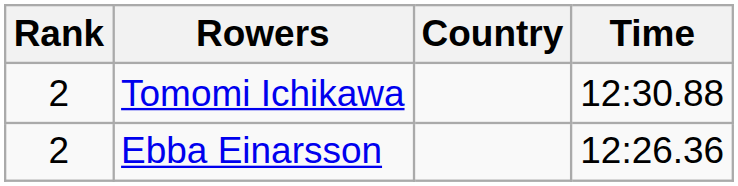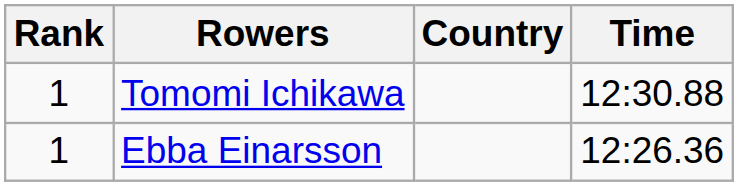(59, 92) 2 -> (59, 92) 1
(59, 151) 2 -> (59, 151) 1
